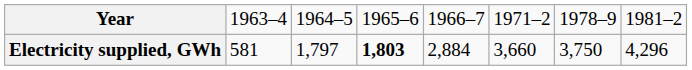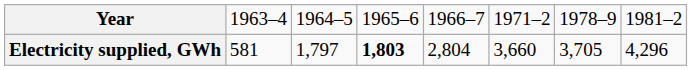(449, 49) 2,884 -> (449, 49) 2,804
(581, 49) 3,750 -> (581, 49) 3,705
